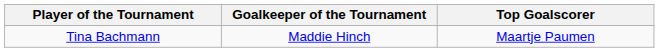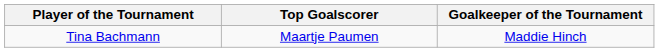columns swapped: (545, 15) <-> (329, 15)
